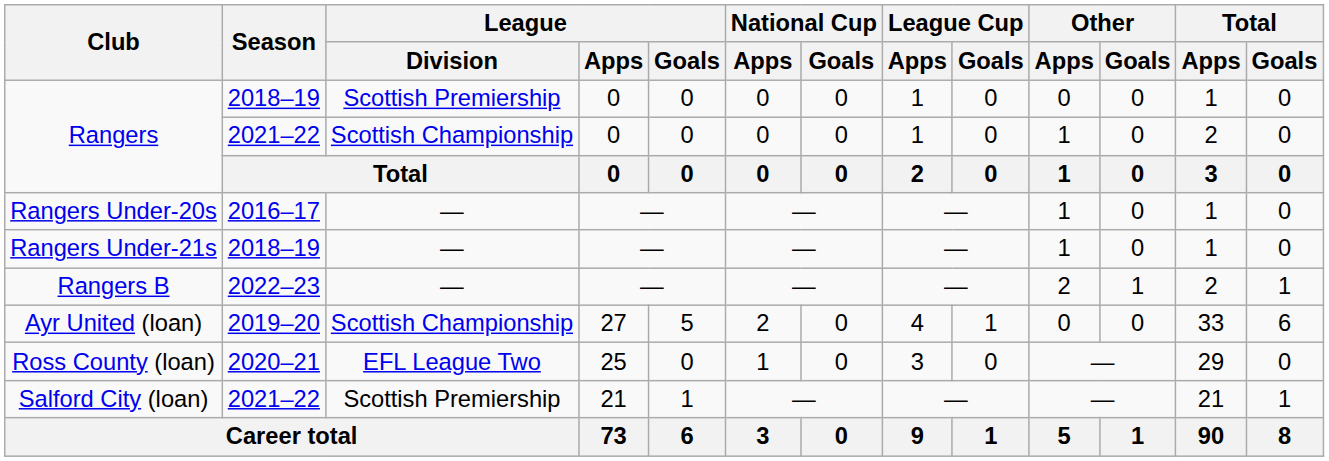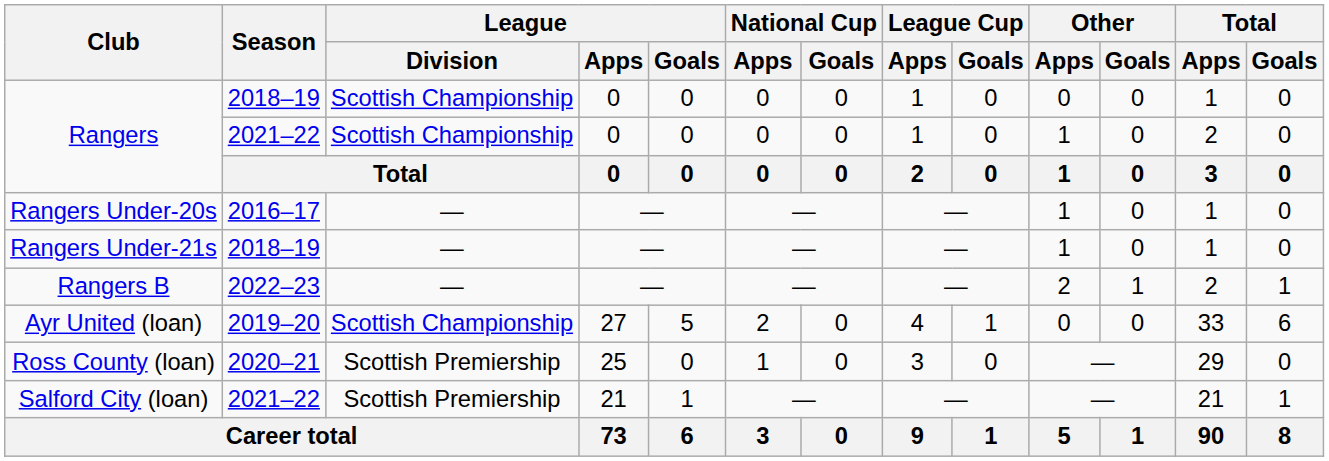(452, 98) Scottish Premiership -> (452, 98) Scottish Championship
(452, 361) EFL League Two -> (452, 361) Scottish Premiership
